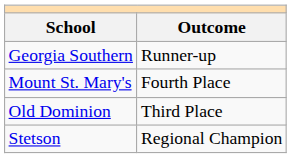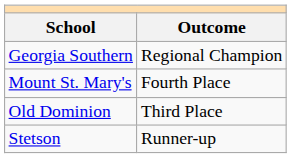(178, 55) Runner-up -> (212, 55) Regional Champion
(212, 138) Regional Champion -> (178, 138) Runner-up
